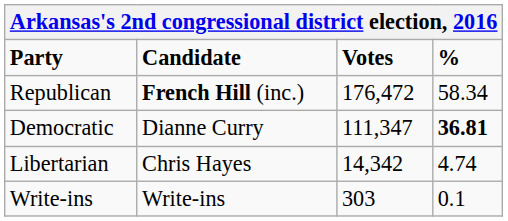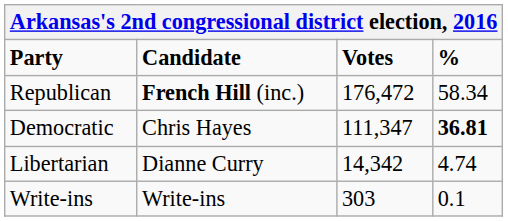(203, 127) Dianne Curry -> (197, 127) Chris Hayes
(197, 163) Chris Hayes -> (203, 163) Dianne Curry
